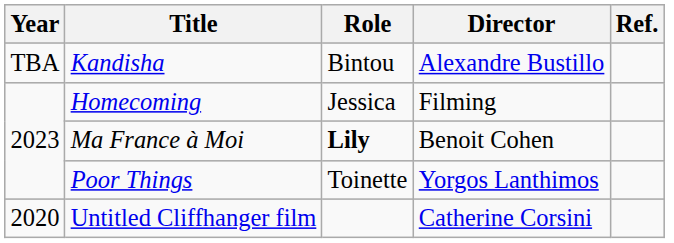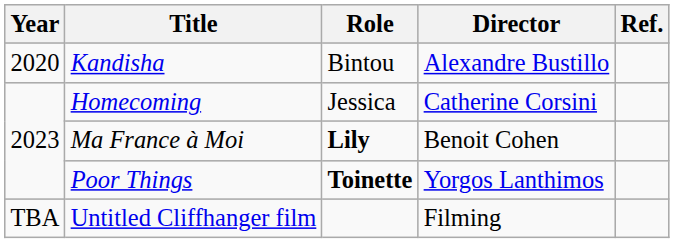(35, 62) TBA -> (35, 62) 2020
(458, 101) Filming -> (510, 101) Catherine Corsini
(368, 179) normal -> (370, 179) bold
(35, 218) 2020 -> (35, 218) TBA
(505, 218) Catherine Corsini -> (462, 218) Filming
